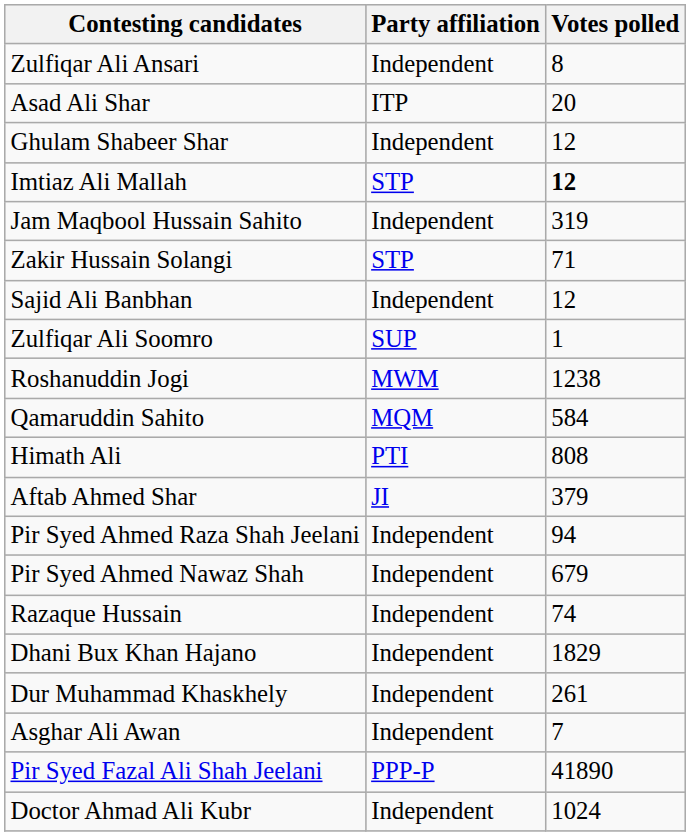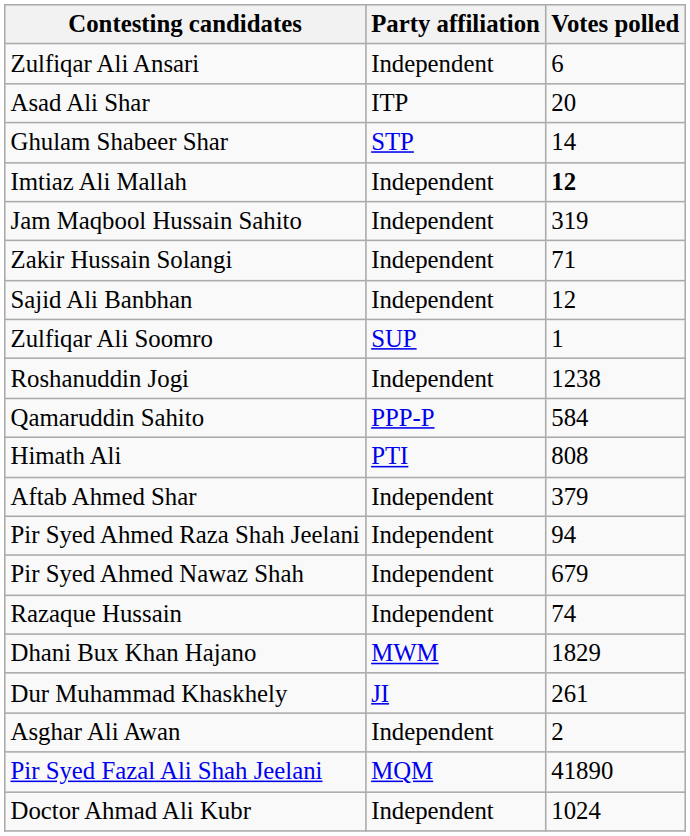(558, 63) 8 -> (558, 63) 6
(432, 142) Independent -> (393, 142) STP
(564, 142) 12 -> (564, 142) 14
(393, 181) STP -> (432, 181) Independent
(393, 260) STP -> (432, 260) Independent
(405, 378) MWM -> (432, 378) Independent
(402, 417) MQM -> (403, 417) PPP-P
(380, 496) JI -> (432, 496) Independent
(432, 653) Independent -> (405, 653) MWM
(432, 692) Independent -> (380, 692) JI
(558, 732) 7 -> (558, 732) 2
(403, 771) PPP-P -> (402, 771) MQM
